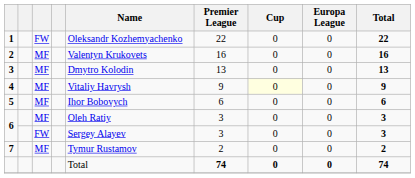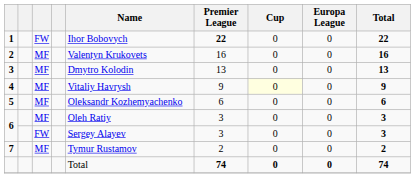(125, 39) Oleksandr Kozhemyachenko -> (98, 39) Ihor Bobovych
(221, 39) normal -> (221, 39) bold
(98, 102) Ihor Bobovych -> (125, 102) Oleksandr Kozhemyachenko
